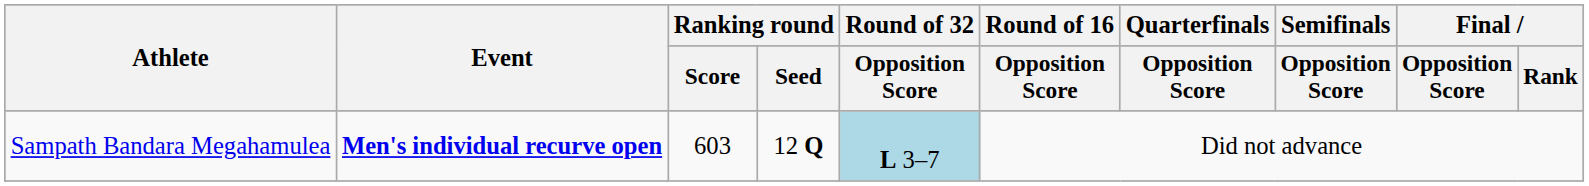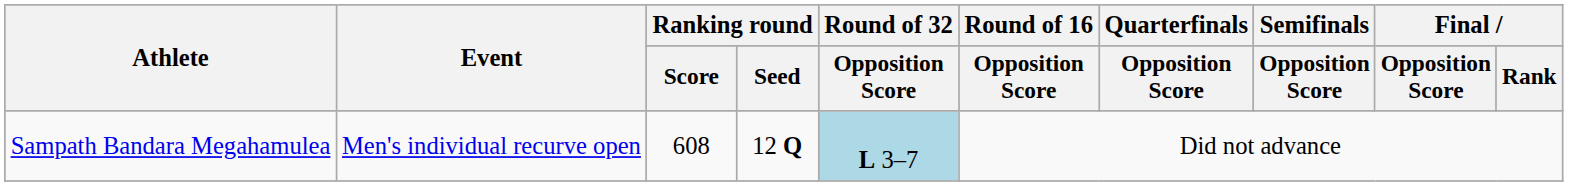(502, 146) bold -> (491, 146) normal
(713, 146) 603 -> (691, 146) 608
